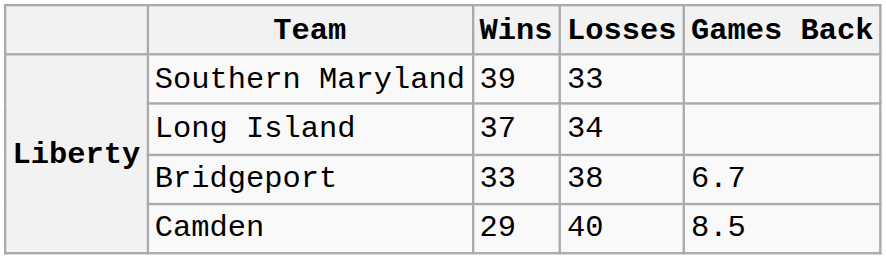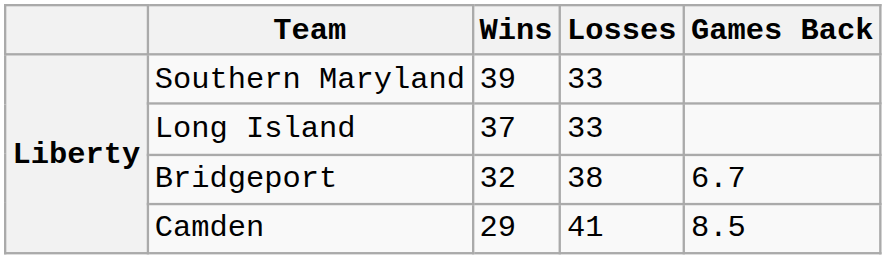(585, 129) 34 -> (585, 129) 33
(498, 179) 33 -> (498, 179) 32
(585, 228) 40 -> (585, 228) 41
